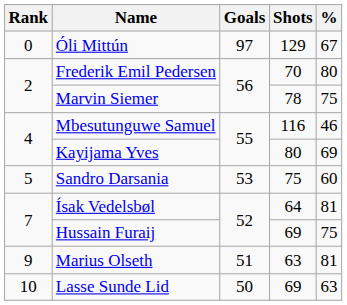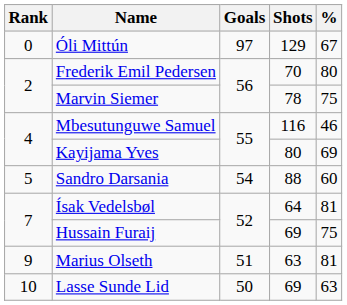(245, 179) 53 -> (245, 179) 54
(293, 179) 75 -> (293, 179) 88
